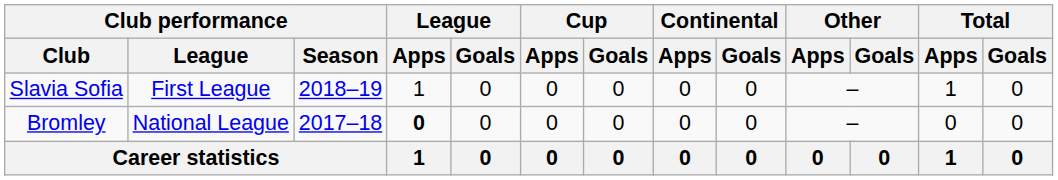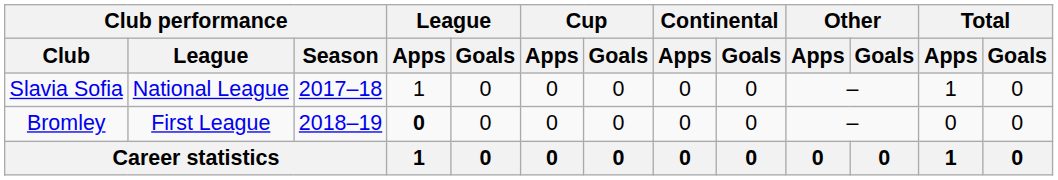(211, 89) First League -> (211, 89) National League
(341, 89) 2018–19 -> (341, 89) 2017–18
(211, 123) National League -> (211, 123) First League
(341, 123) 2017–18 -> (341, 123) 2018–19
